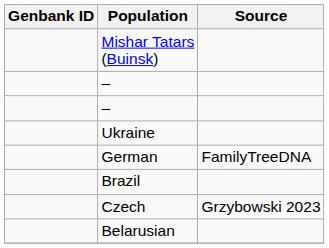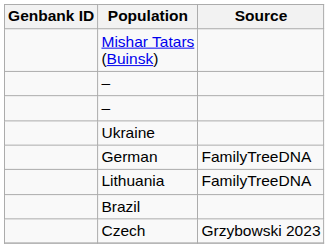+ row: (133, 181)
- row: (138, 231)
